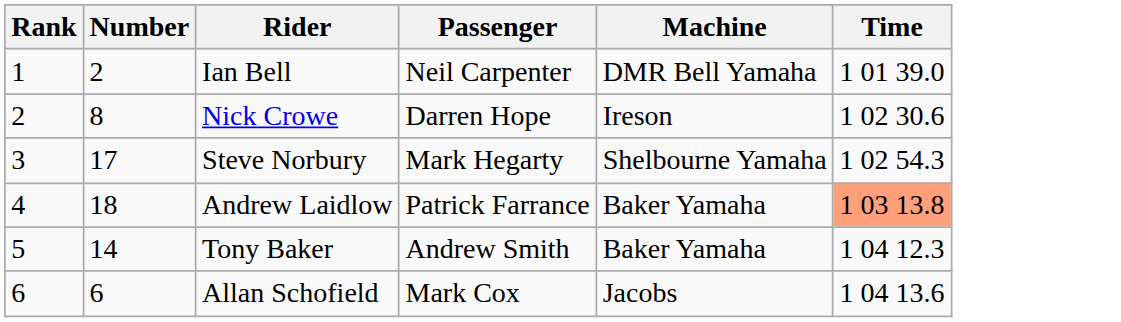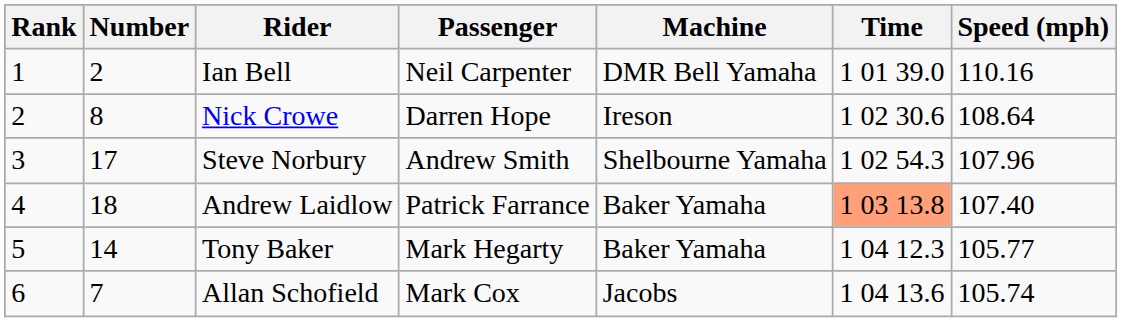+ column: (1033, 26)
(484, 159) Mark Hegarty -> (488, 159) Andrew Smith
(488, 248) Andrew Smith -> (484, 248) Mark Hegarty
(97, 293) 6 -> (97, 293) 7
